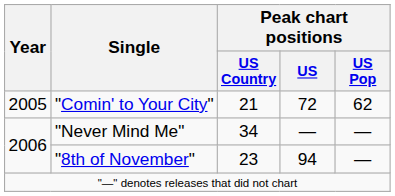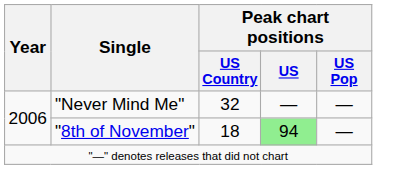- row: (134, 104)
(249, 131) 34 -> (230, 104) 32
(249, 159) 23 -> (230, 131) 18
(307, 159) no background -> (289, 131) lightgreen background
